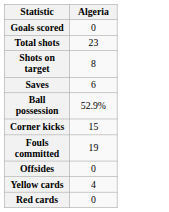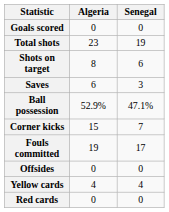+ column: (141, 12)
